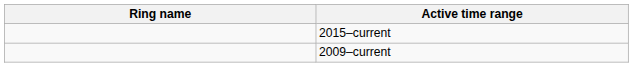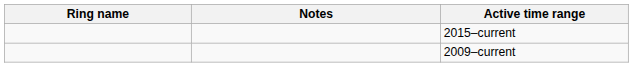+ column: (316, 14)
